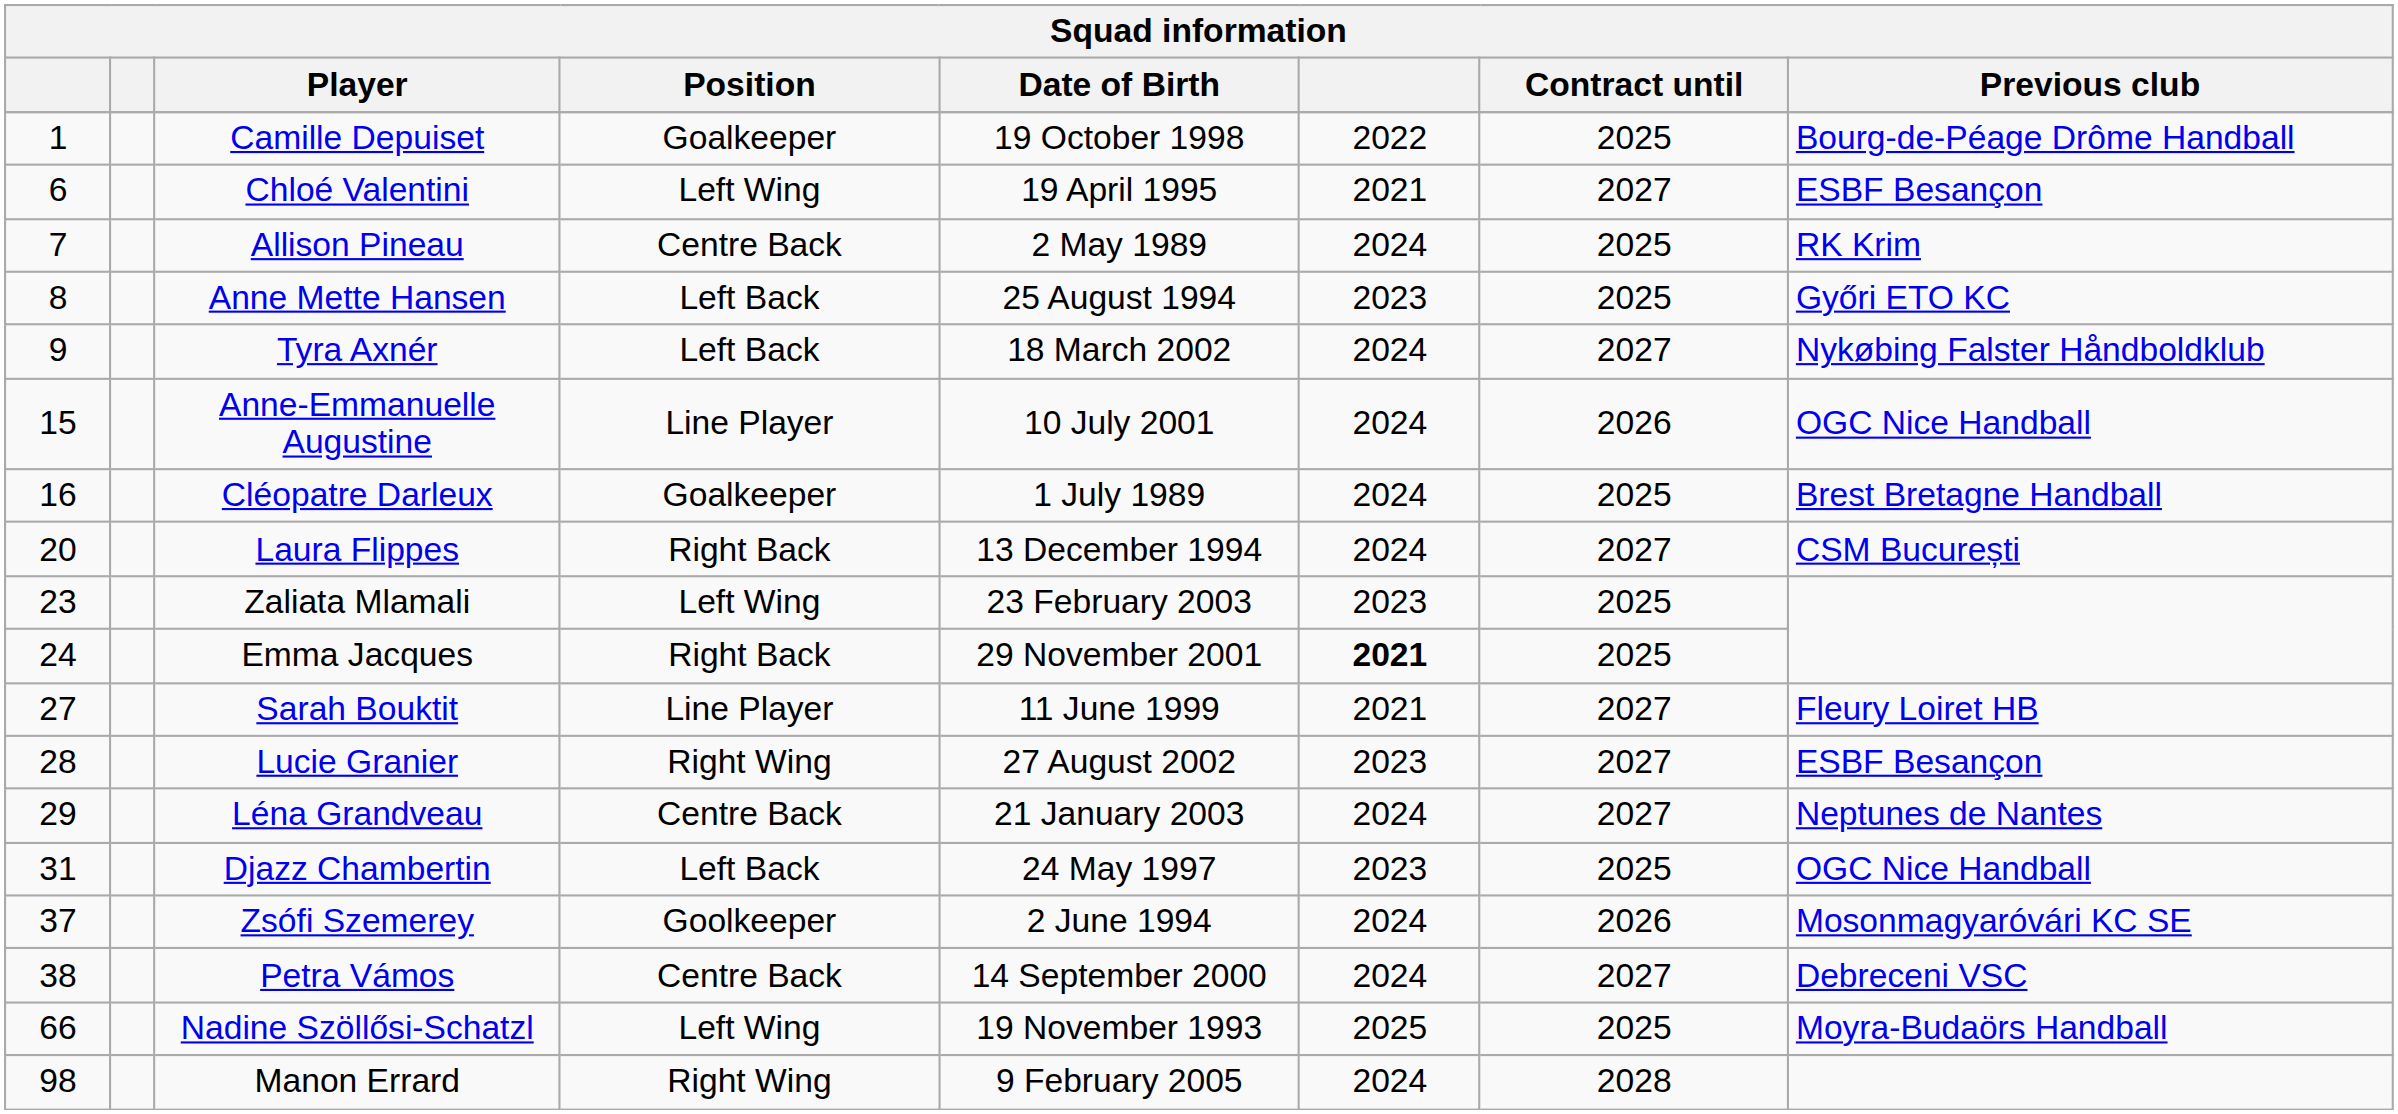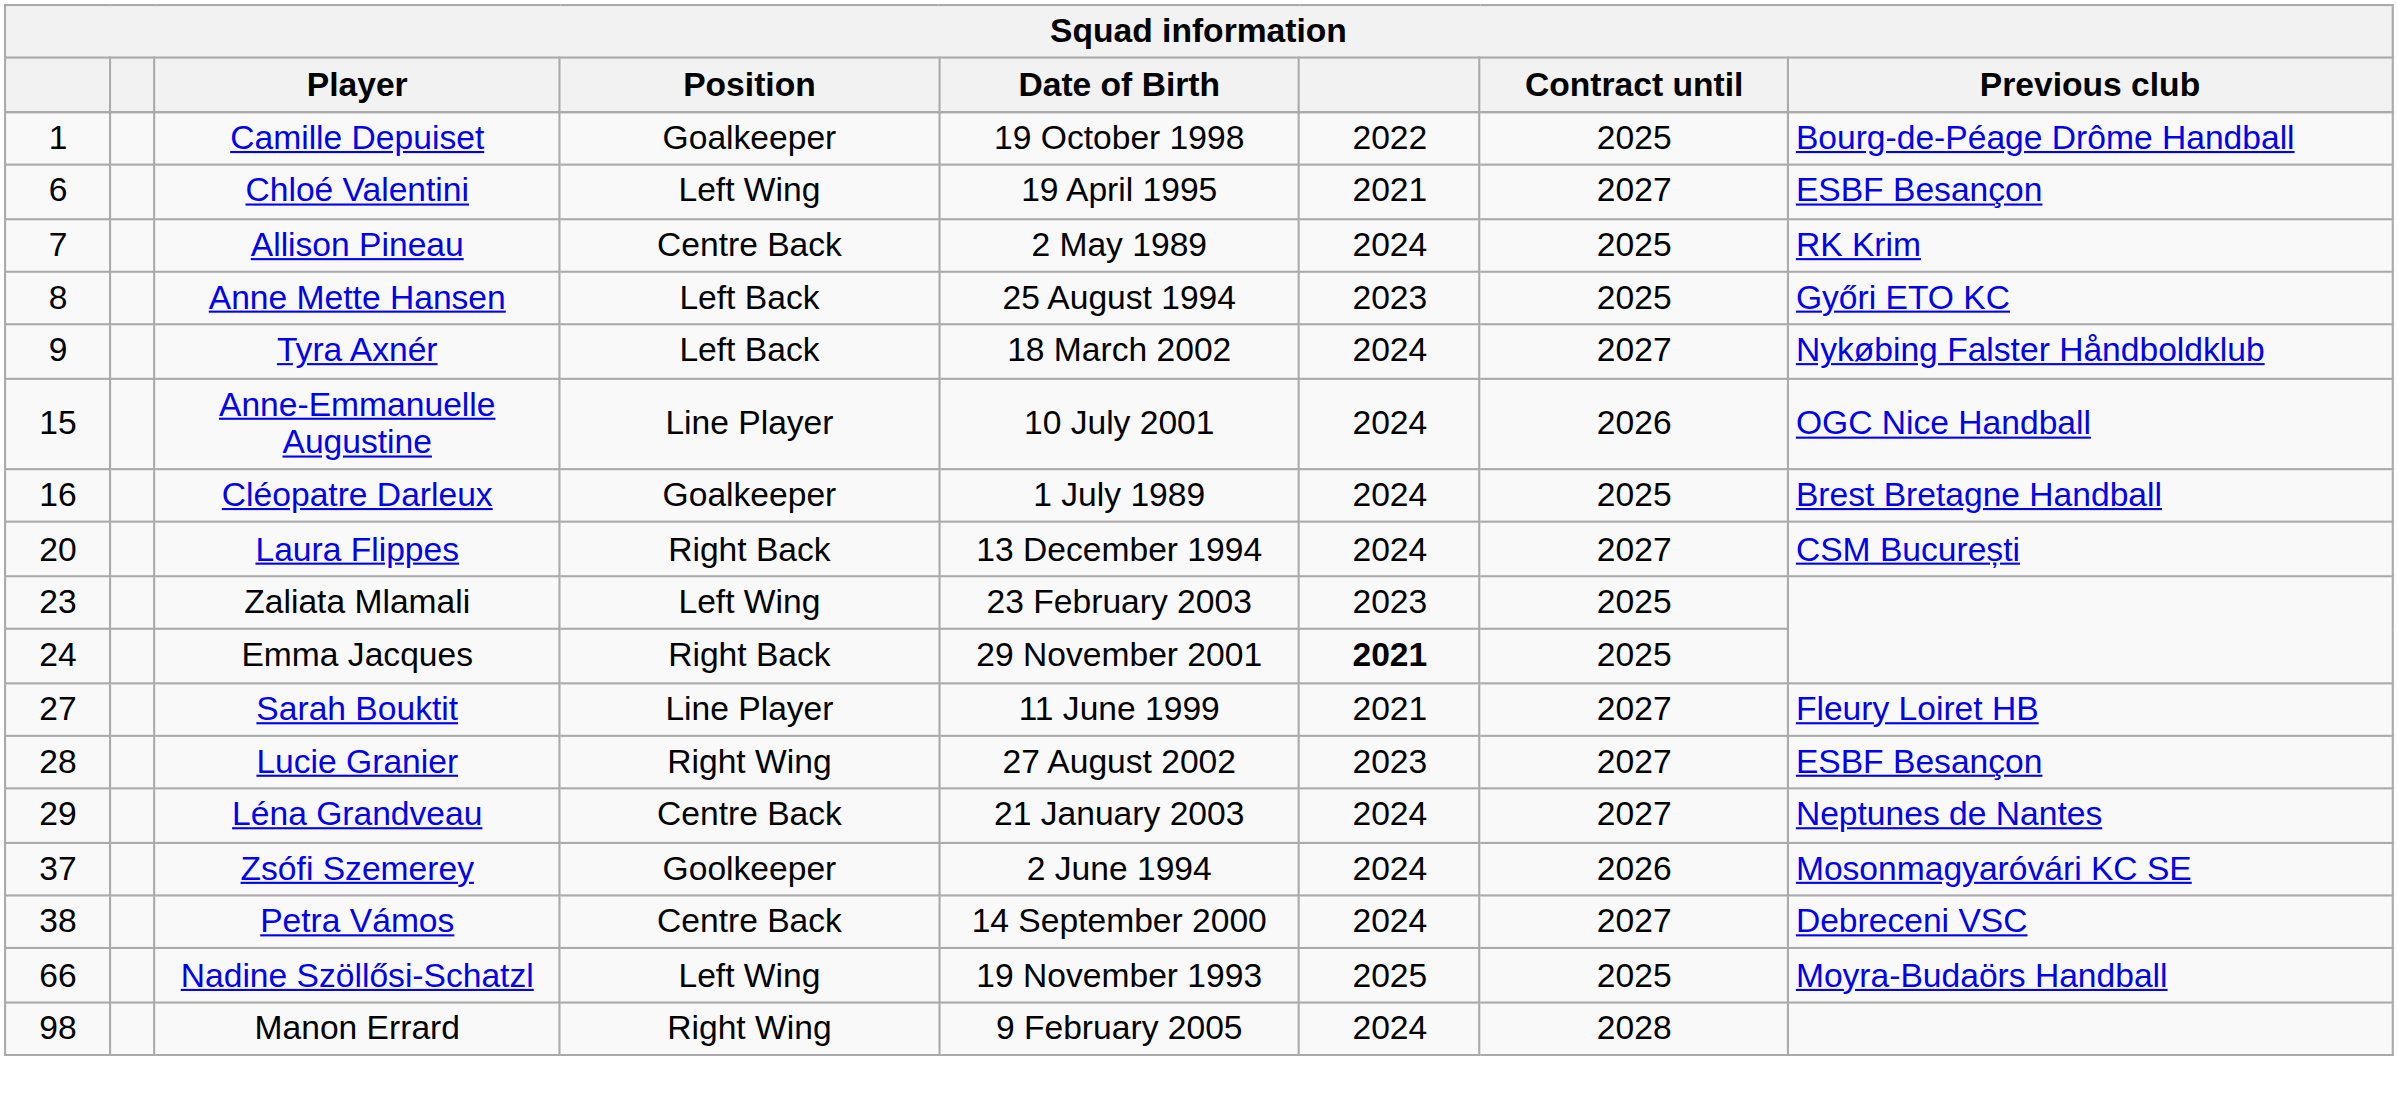- row: (357, 868)
